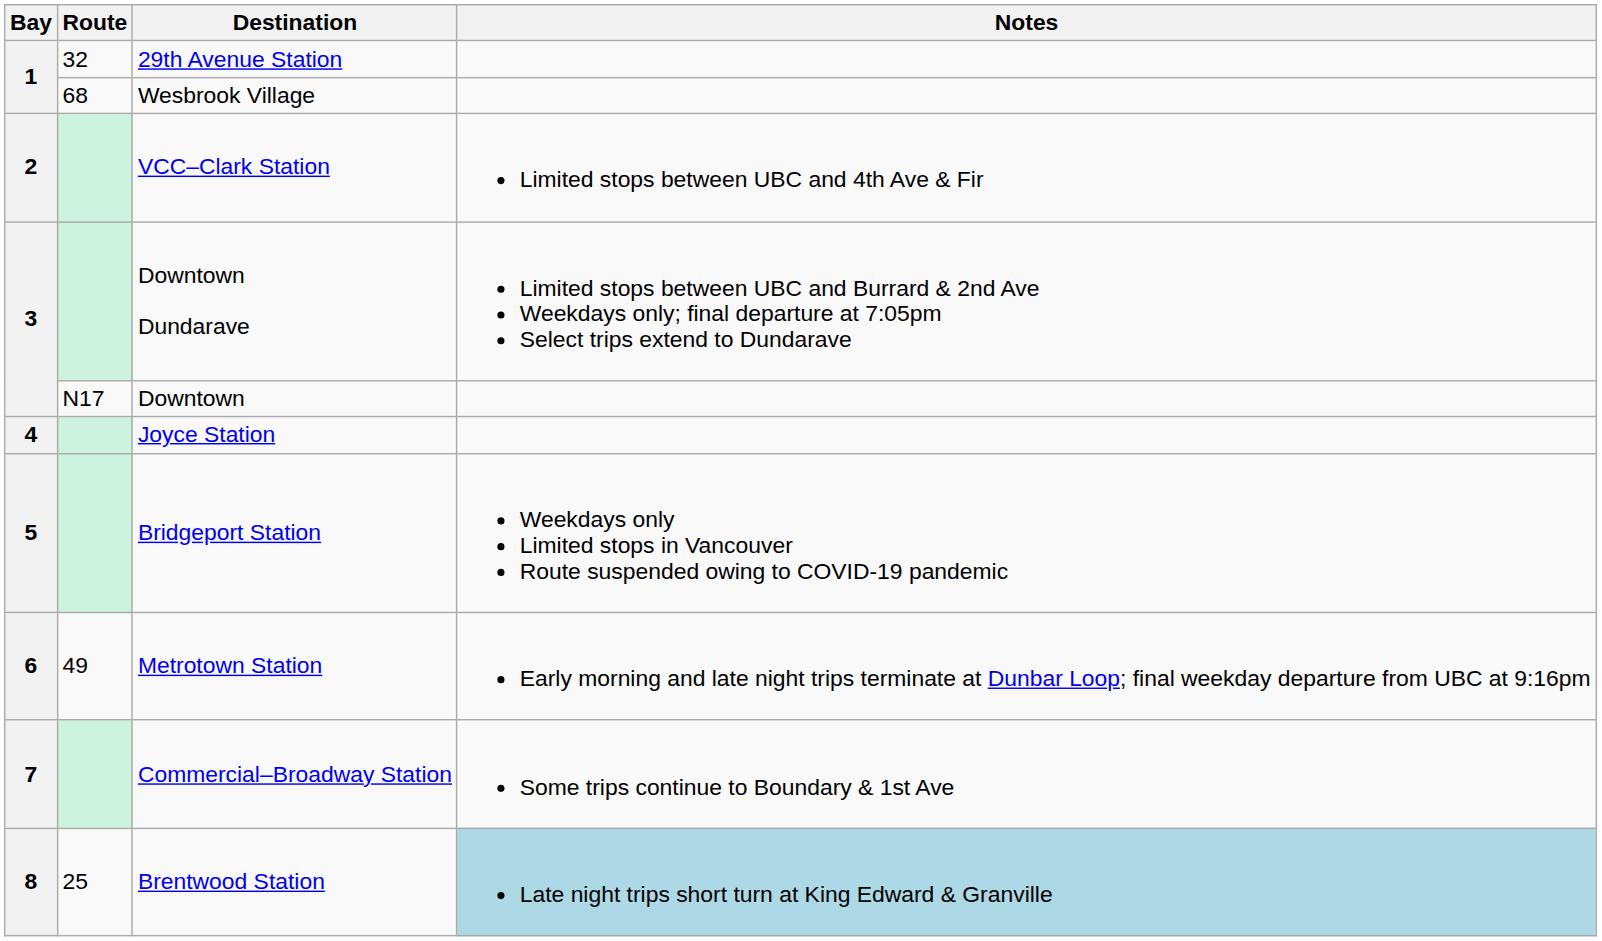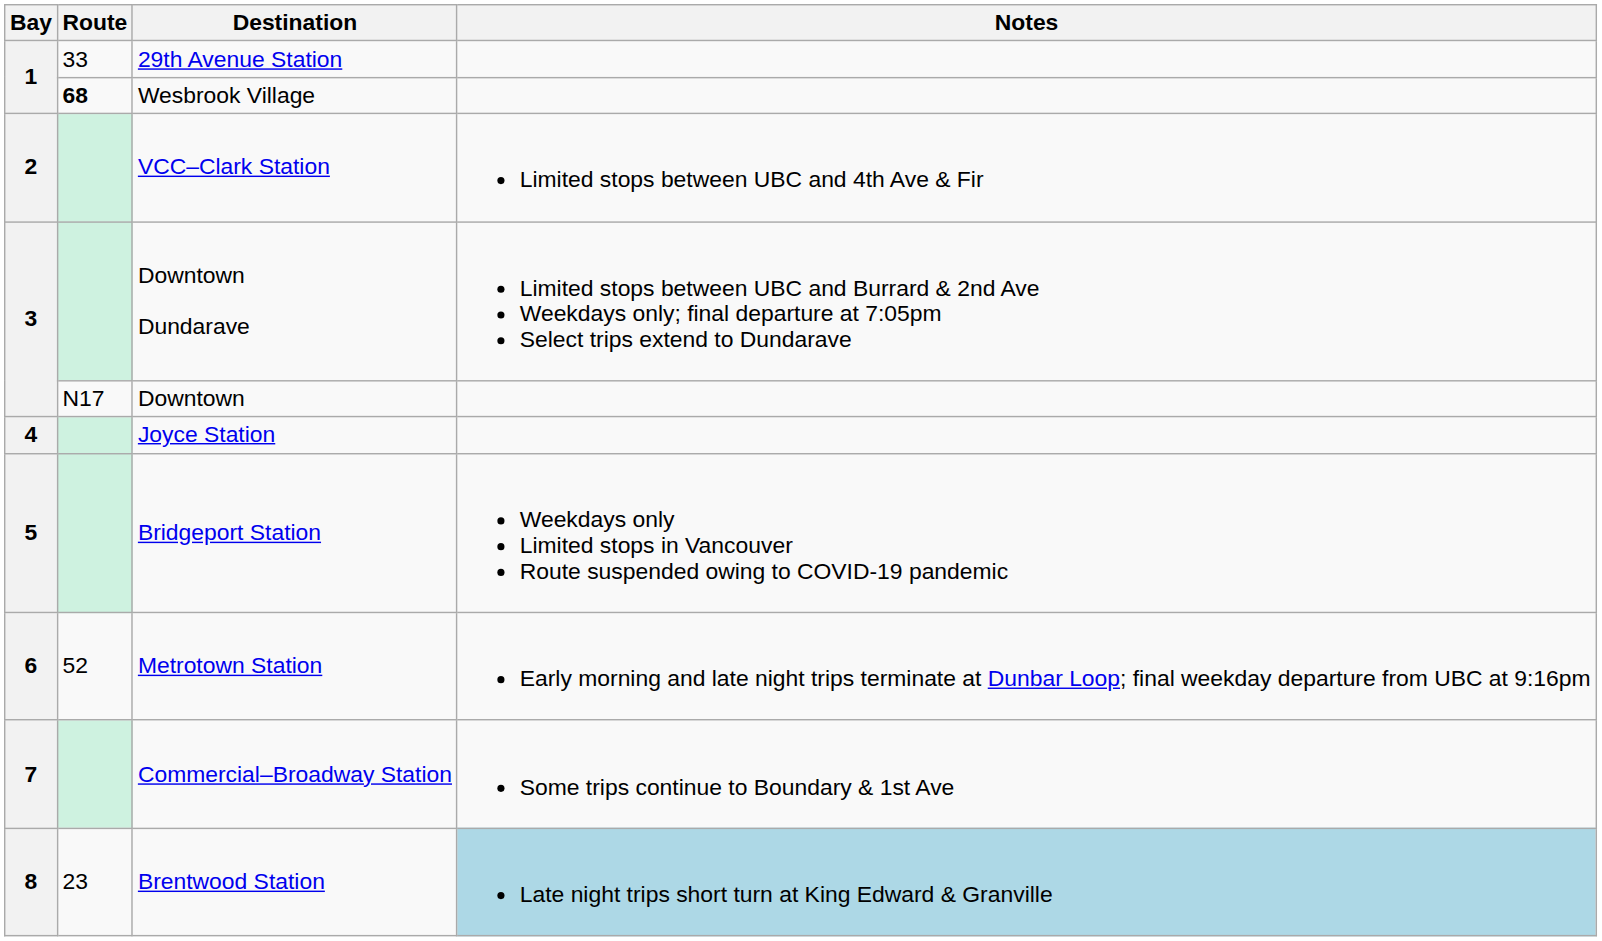(75, 58) 32 -> (75, 58) 33
(75, 95) normal -> (75, 95) bold
(75, 666) 49 -> (75, 666) 52
(75, 881) 25 -> (75, 881) 23
